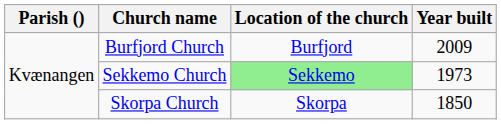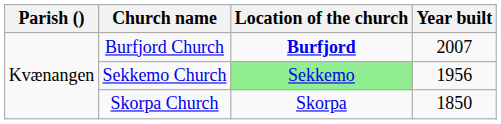(321, 47) normal -> (321, 47) bold
(454, 47) 2009 -> (454, 47) 2007
(454, 75) 1973 -> (454, 75) 1956
